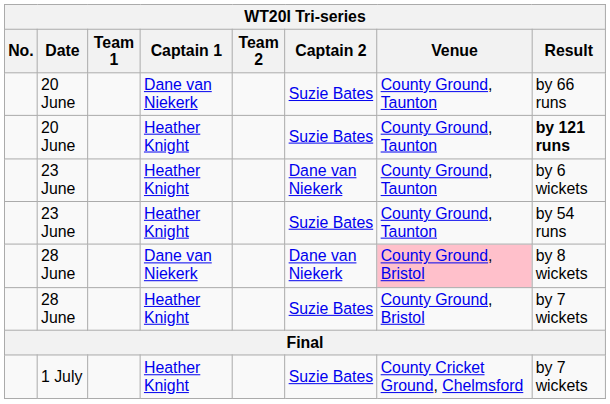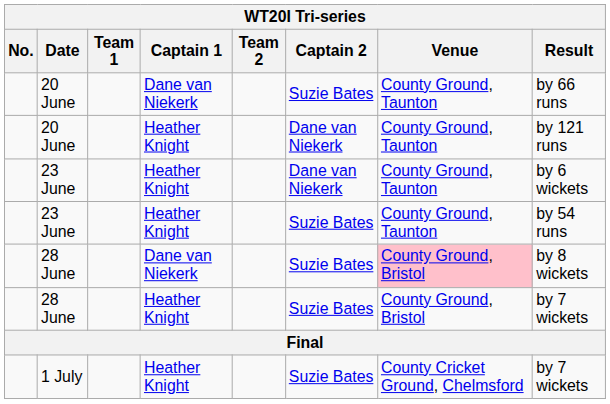(331, 136) Suzie Bates -> (323, 136) Dane van Niekerk
(560, 136) bold -> (560, 136) normal
(323, 265) Dane van Niekerk -> (331, 265) Suzie Bates
